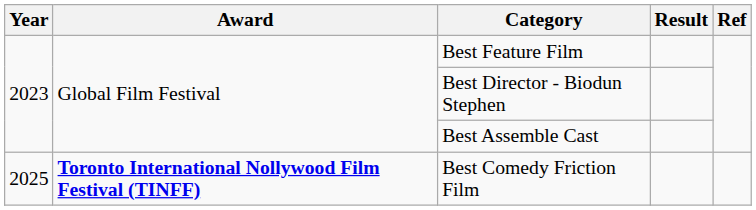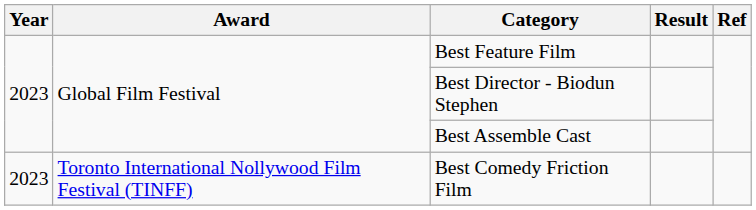(29, 178) 2025 -> (29, 178) 2023
(219, 178) bold -> (209, 178) normal
